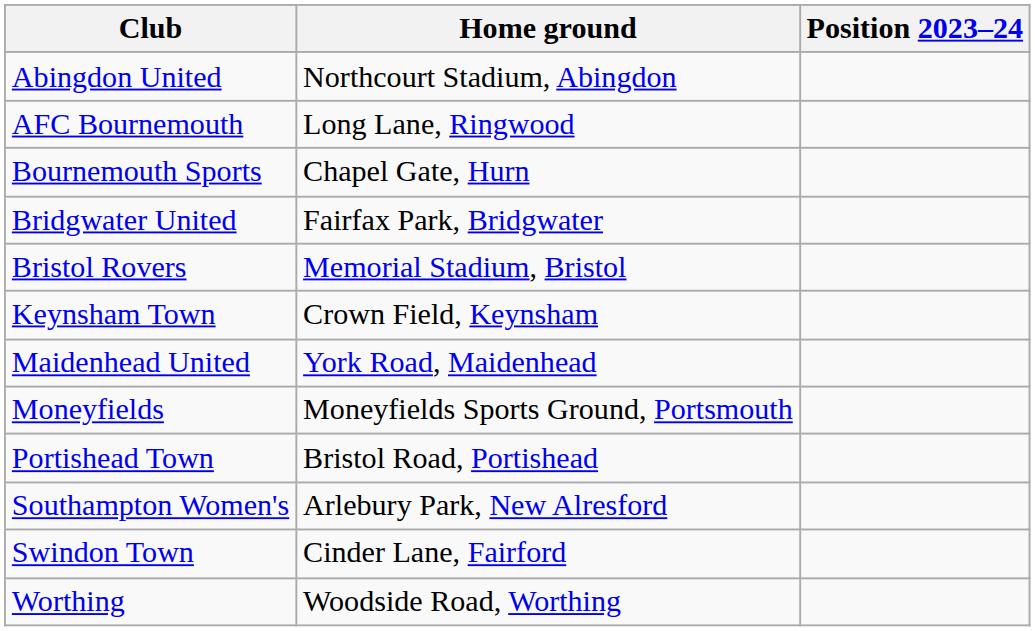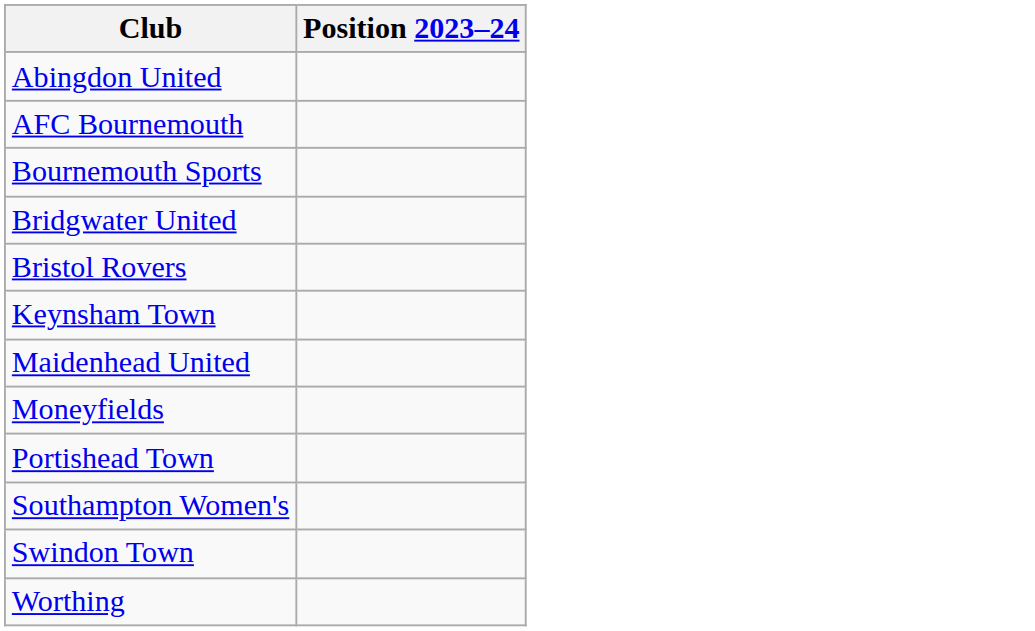- column: (548, 28)
